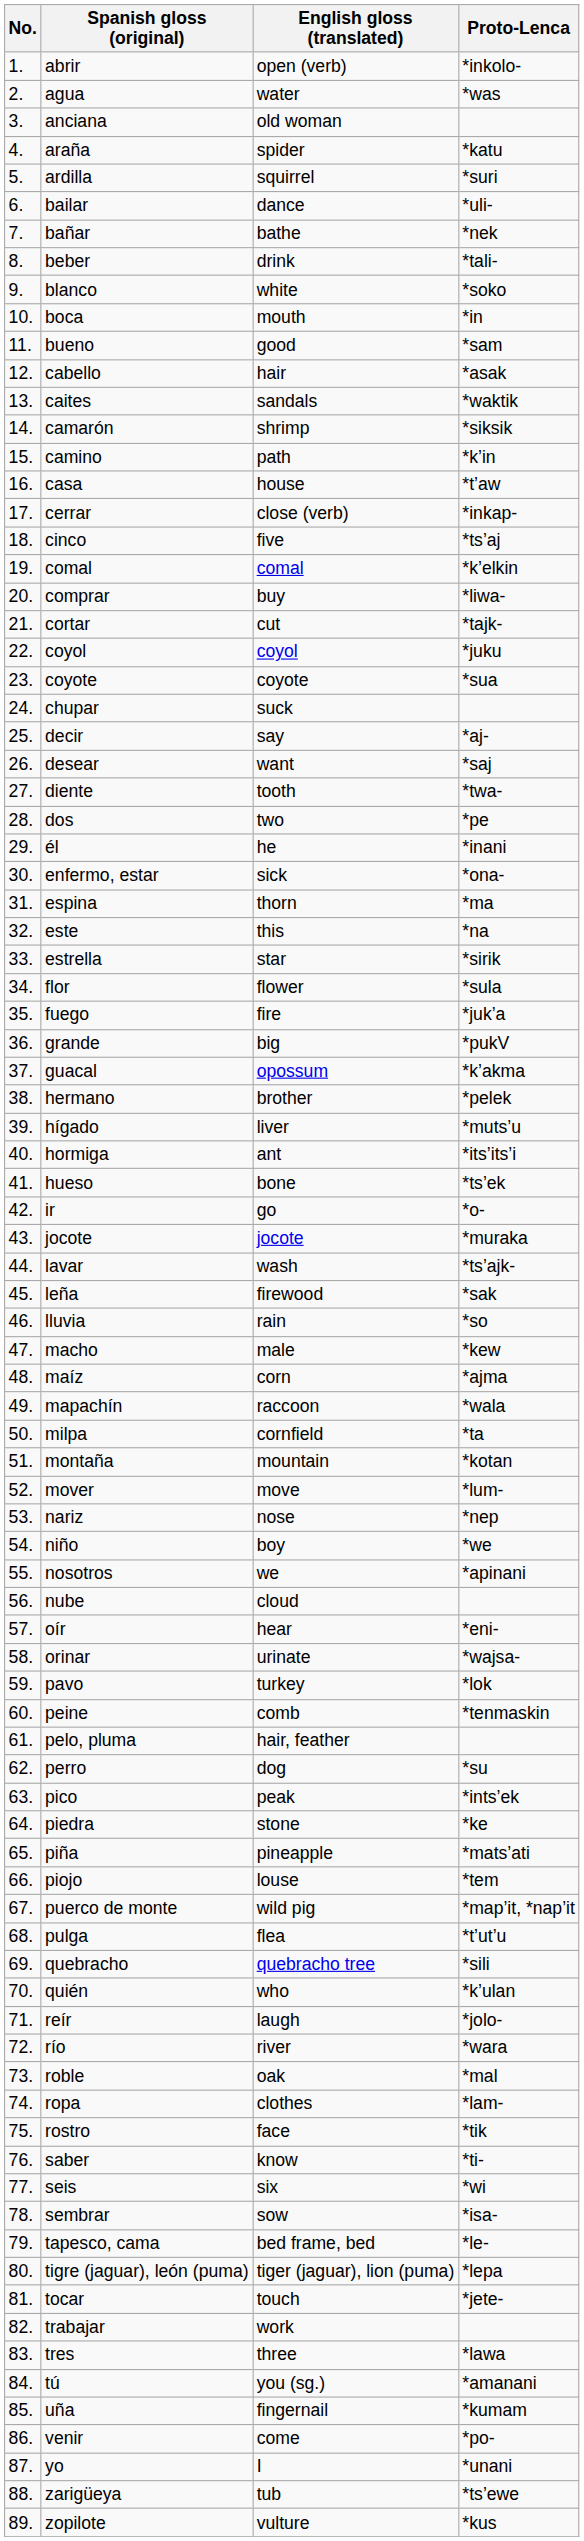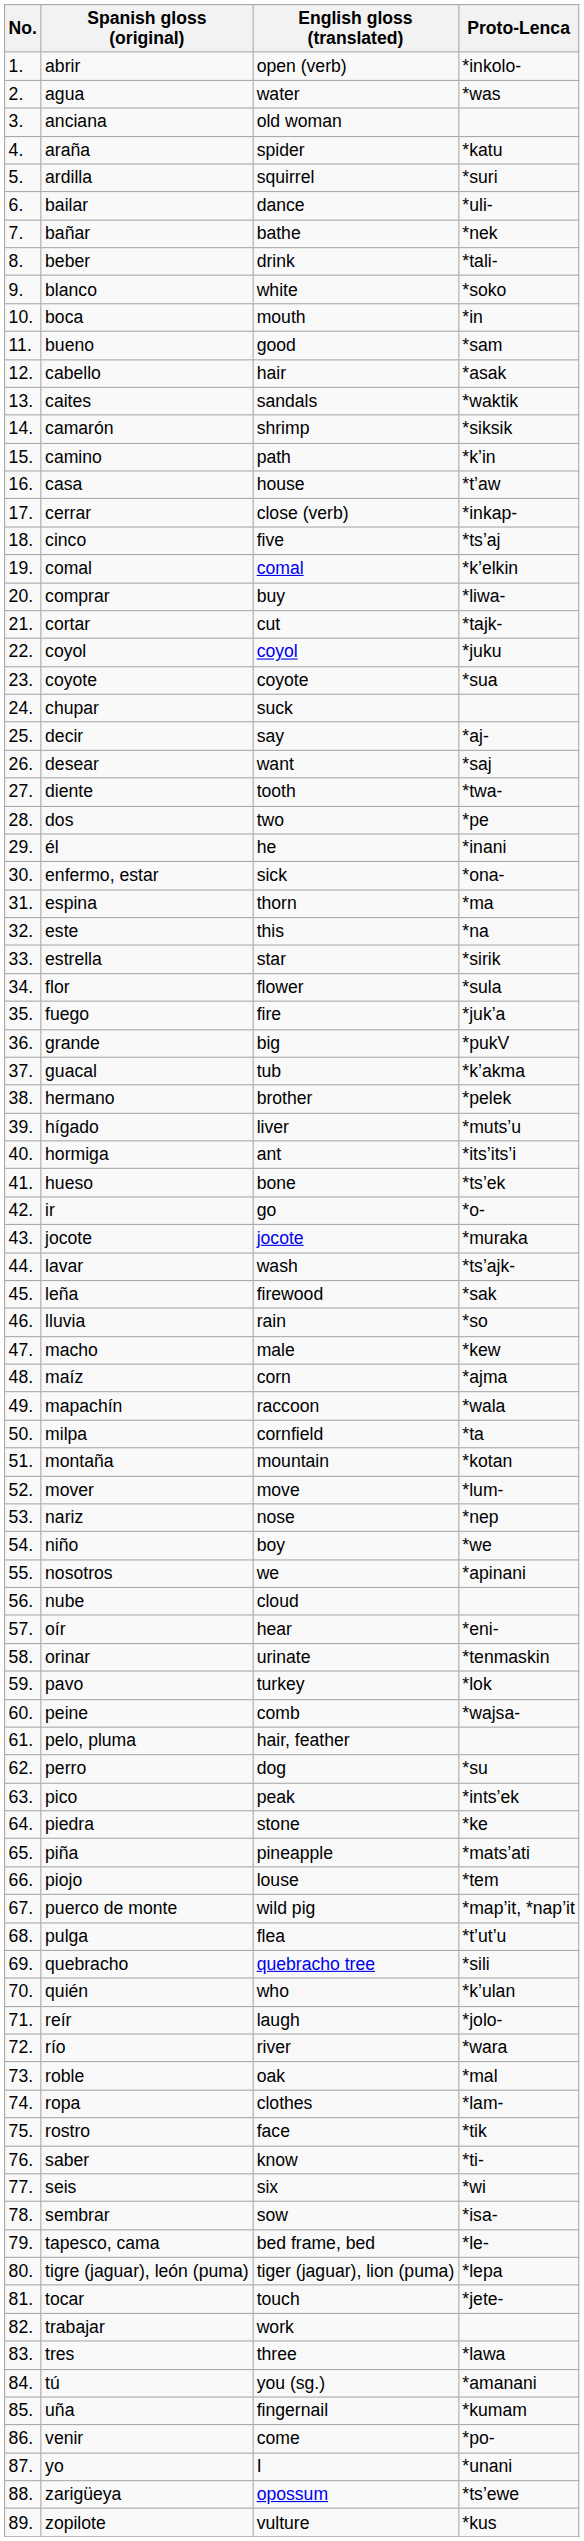(292, 1071) opossum -> (269, 1071) tub
(491, 1657) *wajsa- -> (506, 1657) *tenmaskin
(506, 1713) *tenmaskin -> (491, 1713) *wajsa-
(269, 2494) tub -> (292, 2494) opossum
